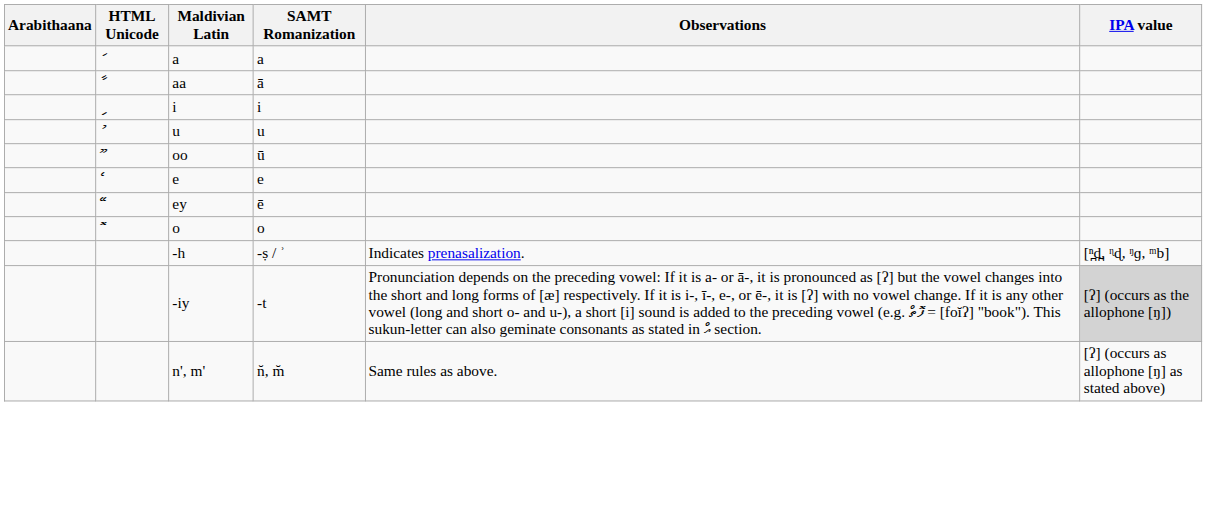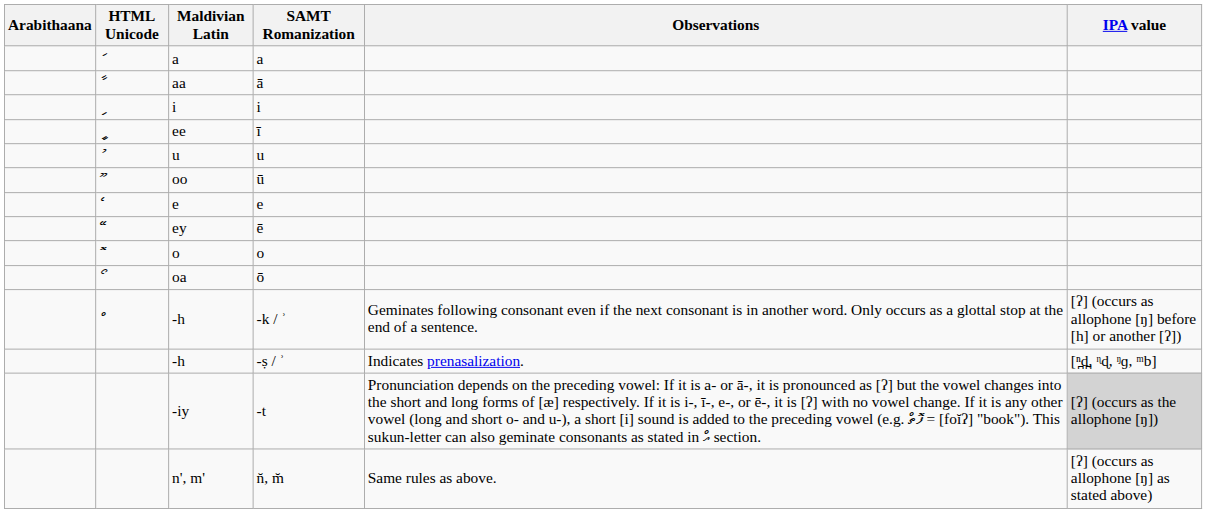+ row: (179, 131)
+ row: (179, 277)
+ row: (179, 319)
